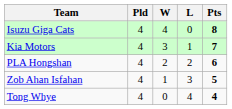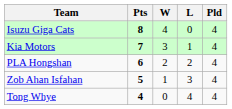columns swapped: (140, 12) <-> (214, 12)
